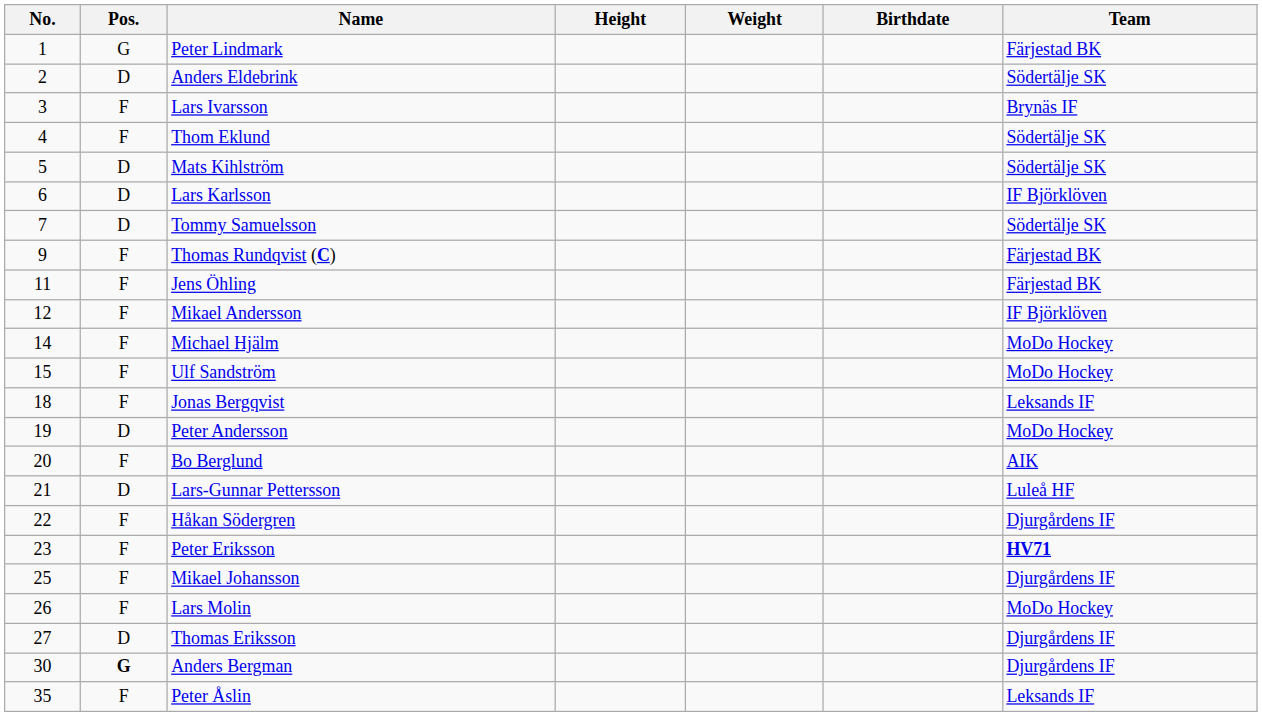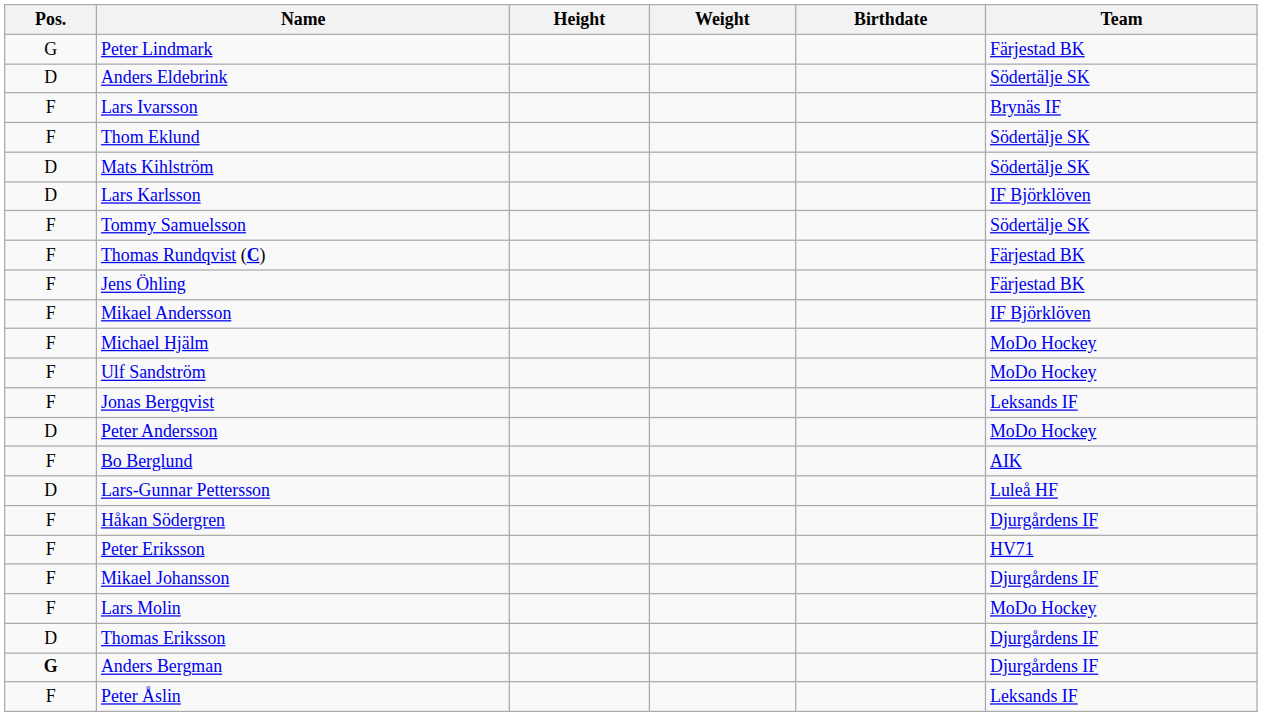- column: (42, 19)
(124, 225) D -> (51, 225) F
(1029, 549) bold -> (1012, 549) normal
